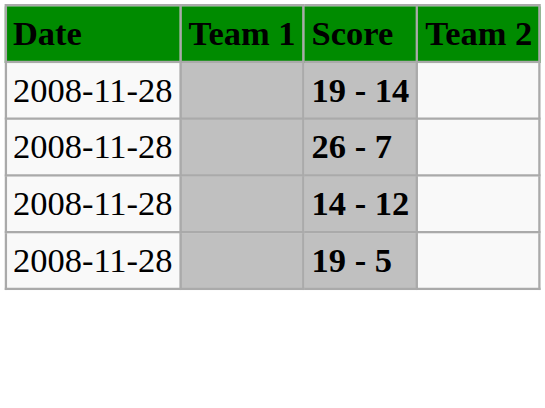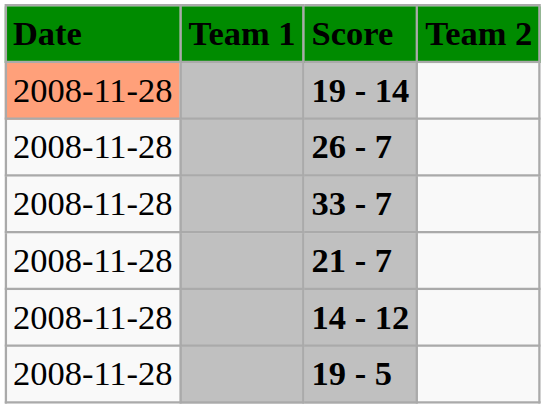(93, 89) no background -> (93, 89) lightsalmon background
+ row: (352, 203)
+ row: (352, 260)
